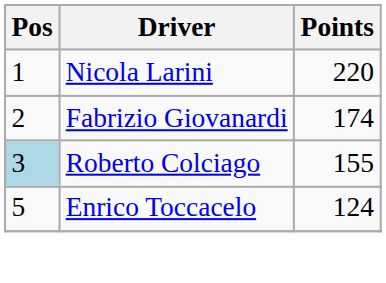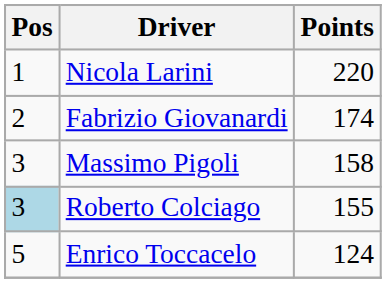+ row: (152, 162)
